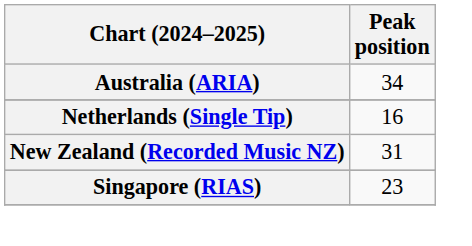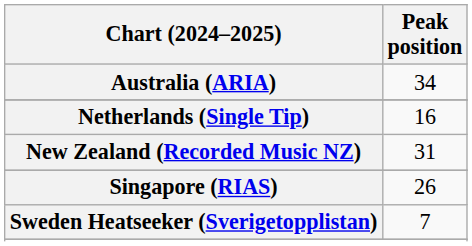(392, 186) 23 -> (425, 186) 26
+ row: (194, 221)
